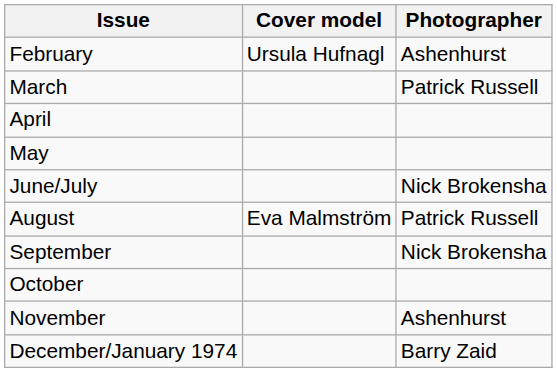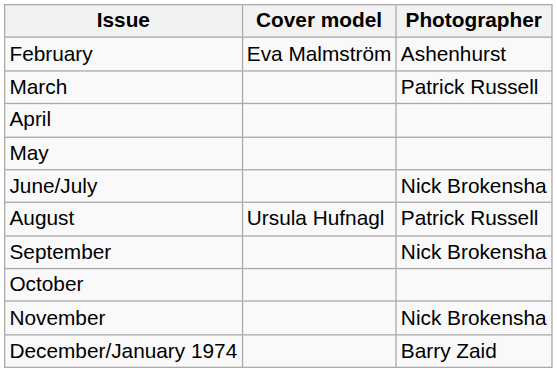(316, 53) Ursula Hufnagl -> (319, 53) Eva Malmström
(319, 218) Eva Malmström -> (316, 218) Ursula Hufnagl
(453, 317) Ashenhurst -> (474, 317) Nick Brokensha
